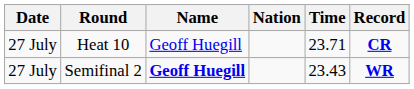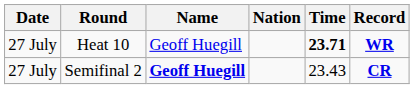(327, 44) normal -> (327, 44) bold
(379, 44) CR -> (379, 44) WR
(379, 70) WR -> (379, 70) CR
